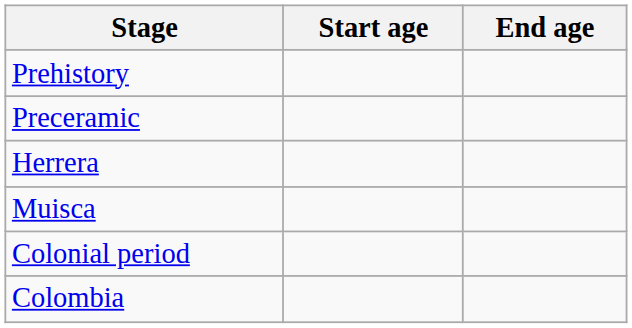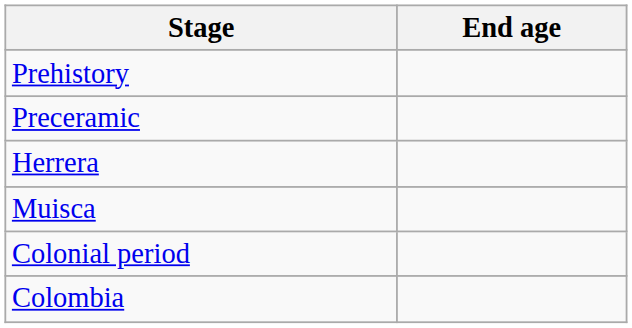- column: (374, 27)
